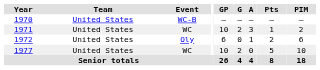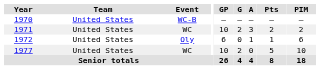(272, 30) 1 -> (272, 30) 2
(272, 40) 2 -> (272, 40) 1
